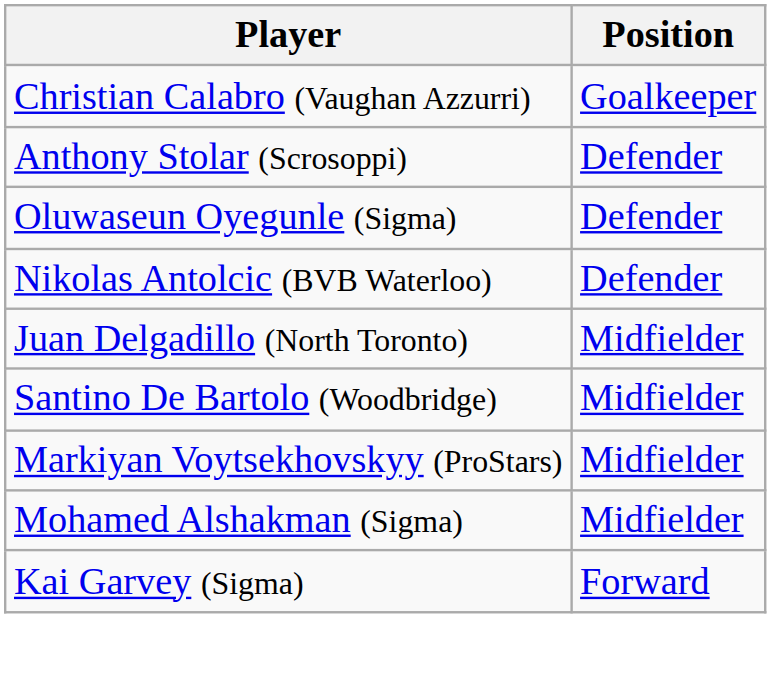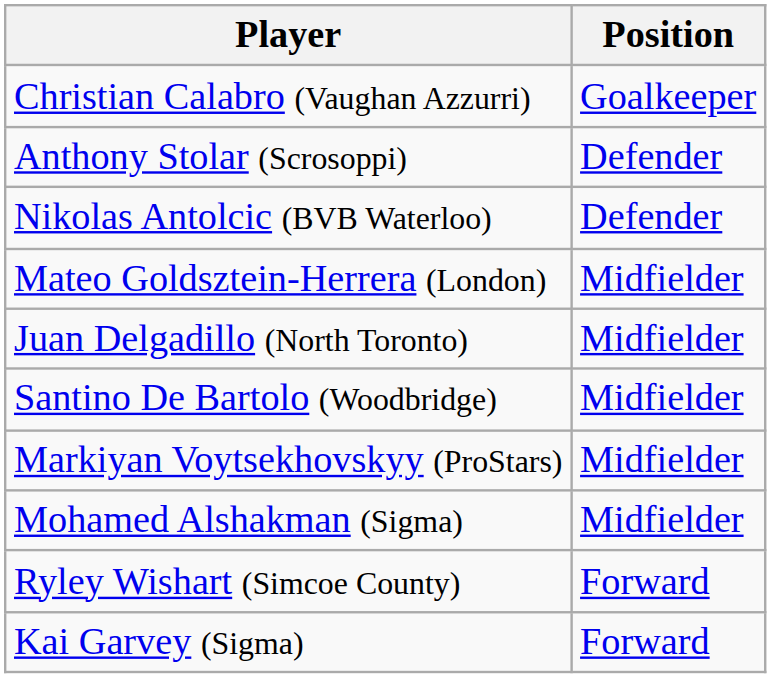- row: (235, 216)
+ row: (280, 277)
+ row: (237, 580)
